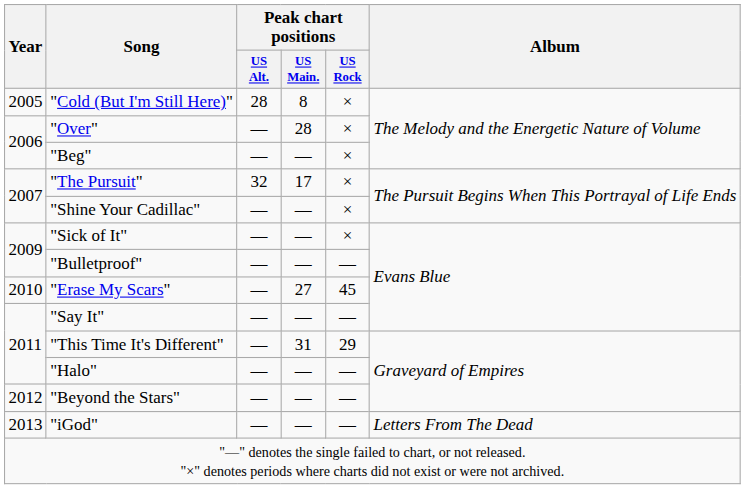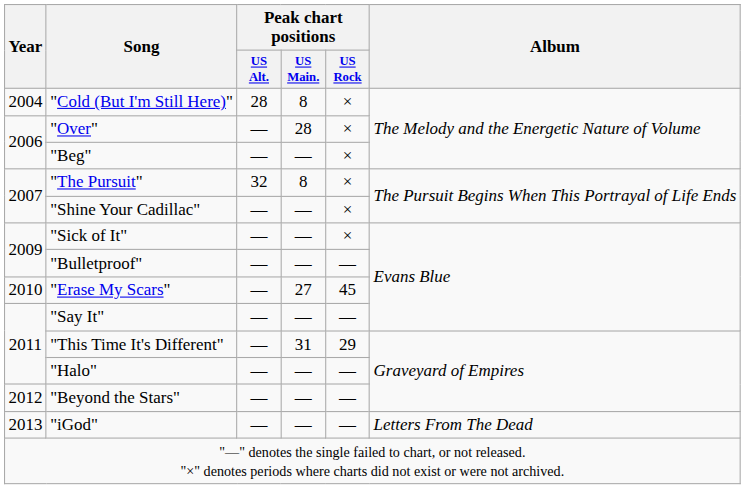(25, 101) 2005 -> (25, 101) 2004
(303, 182) 17 -> (303, 182) 8
